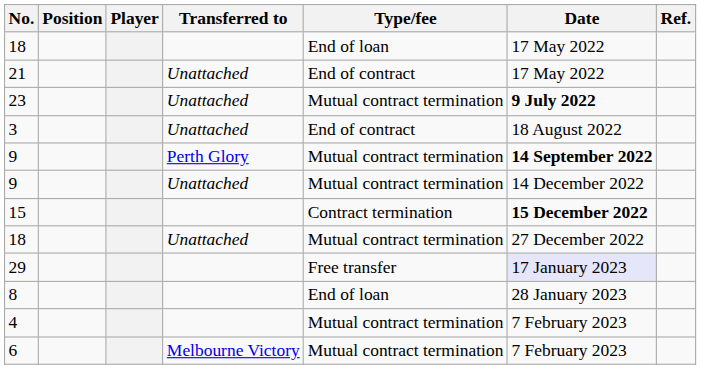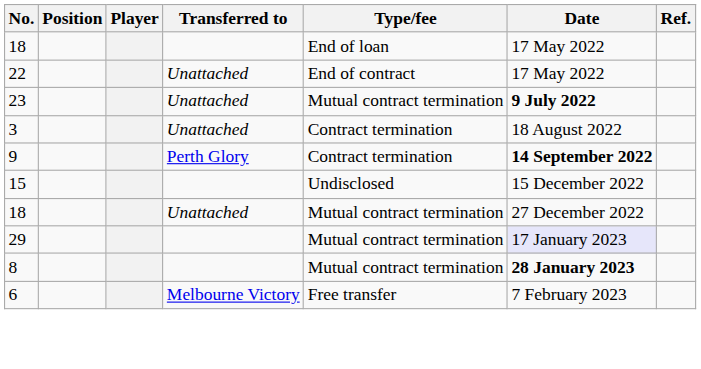- row: (17, 73)
+ row: (17, 73)
(361, 128) End of contract -> (380, 128) Contract termination
(406, 156) Mutual contract termination -> (380, 156) Contract termination
- row: (13, 184)
(380, 211) Contract termination -> (351, 184) Undisclosed
(580, 211) bold -> (578, 184) normal
(352, 267) Free transfer -> (406, 239) Mutual contract termination
(348, 294) End of loan -> (406, 267) Mutual contract termination
(569, 294) normal -> (573, 267) bold
- row: (13, 322)
(406, 350) Mutual contract termination -> (352, 294) Free transfer
